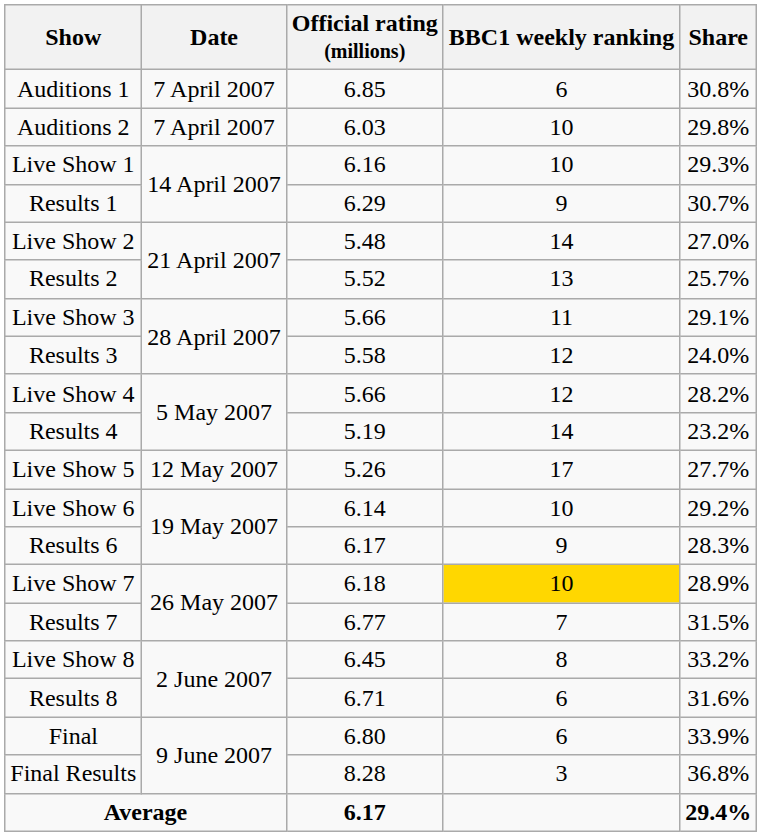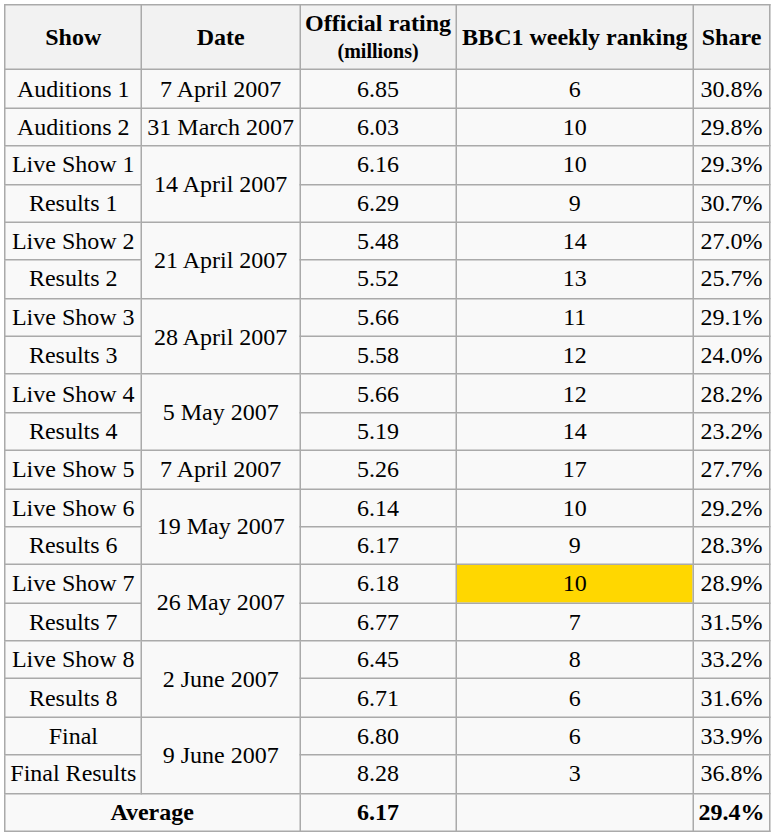(214, 126) 7 April 2007 -> (221, 126) 31 March 2007
(214, 469) 12 May 2007 -> (221, 469) 7 April 2007
